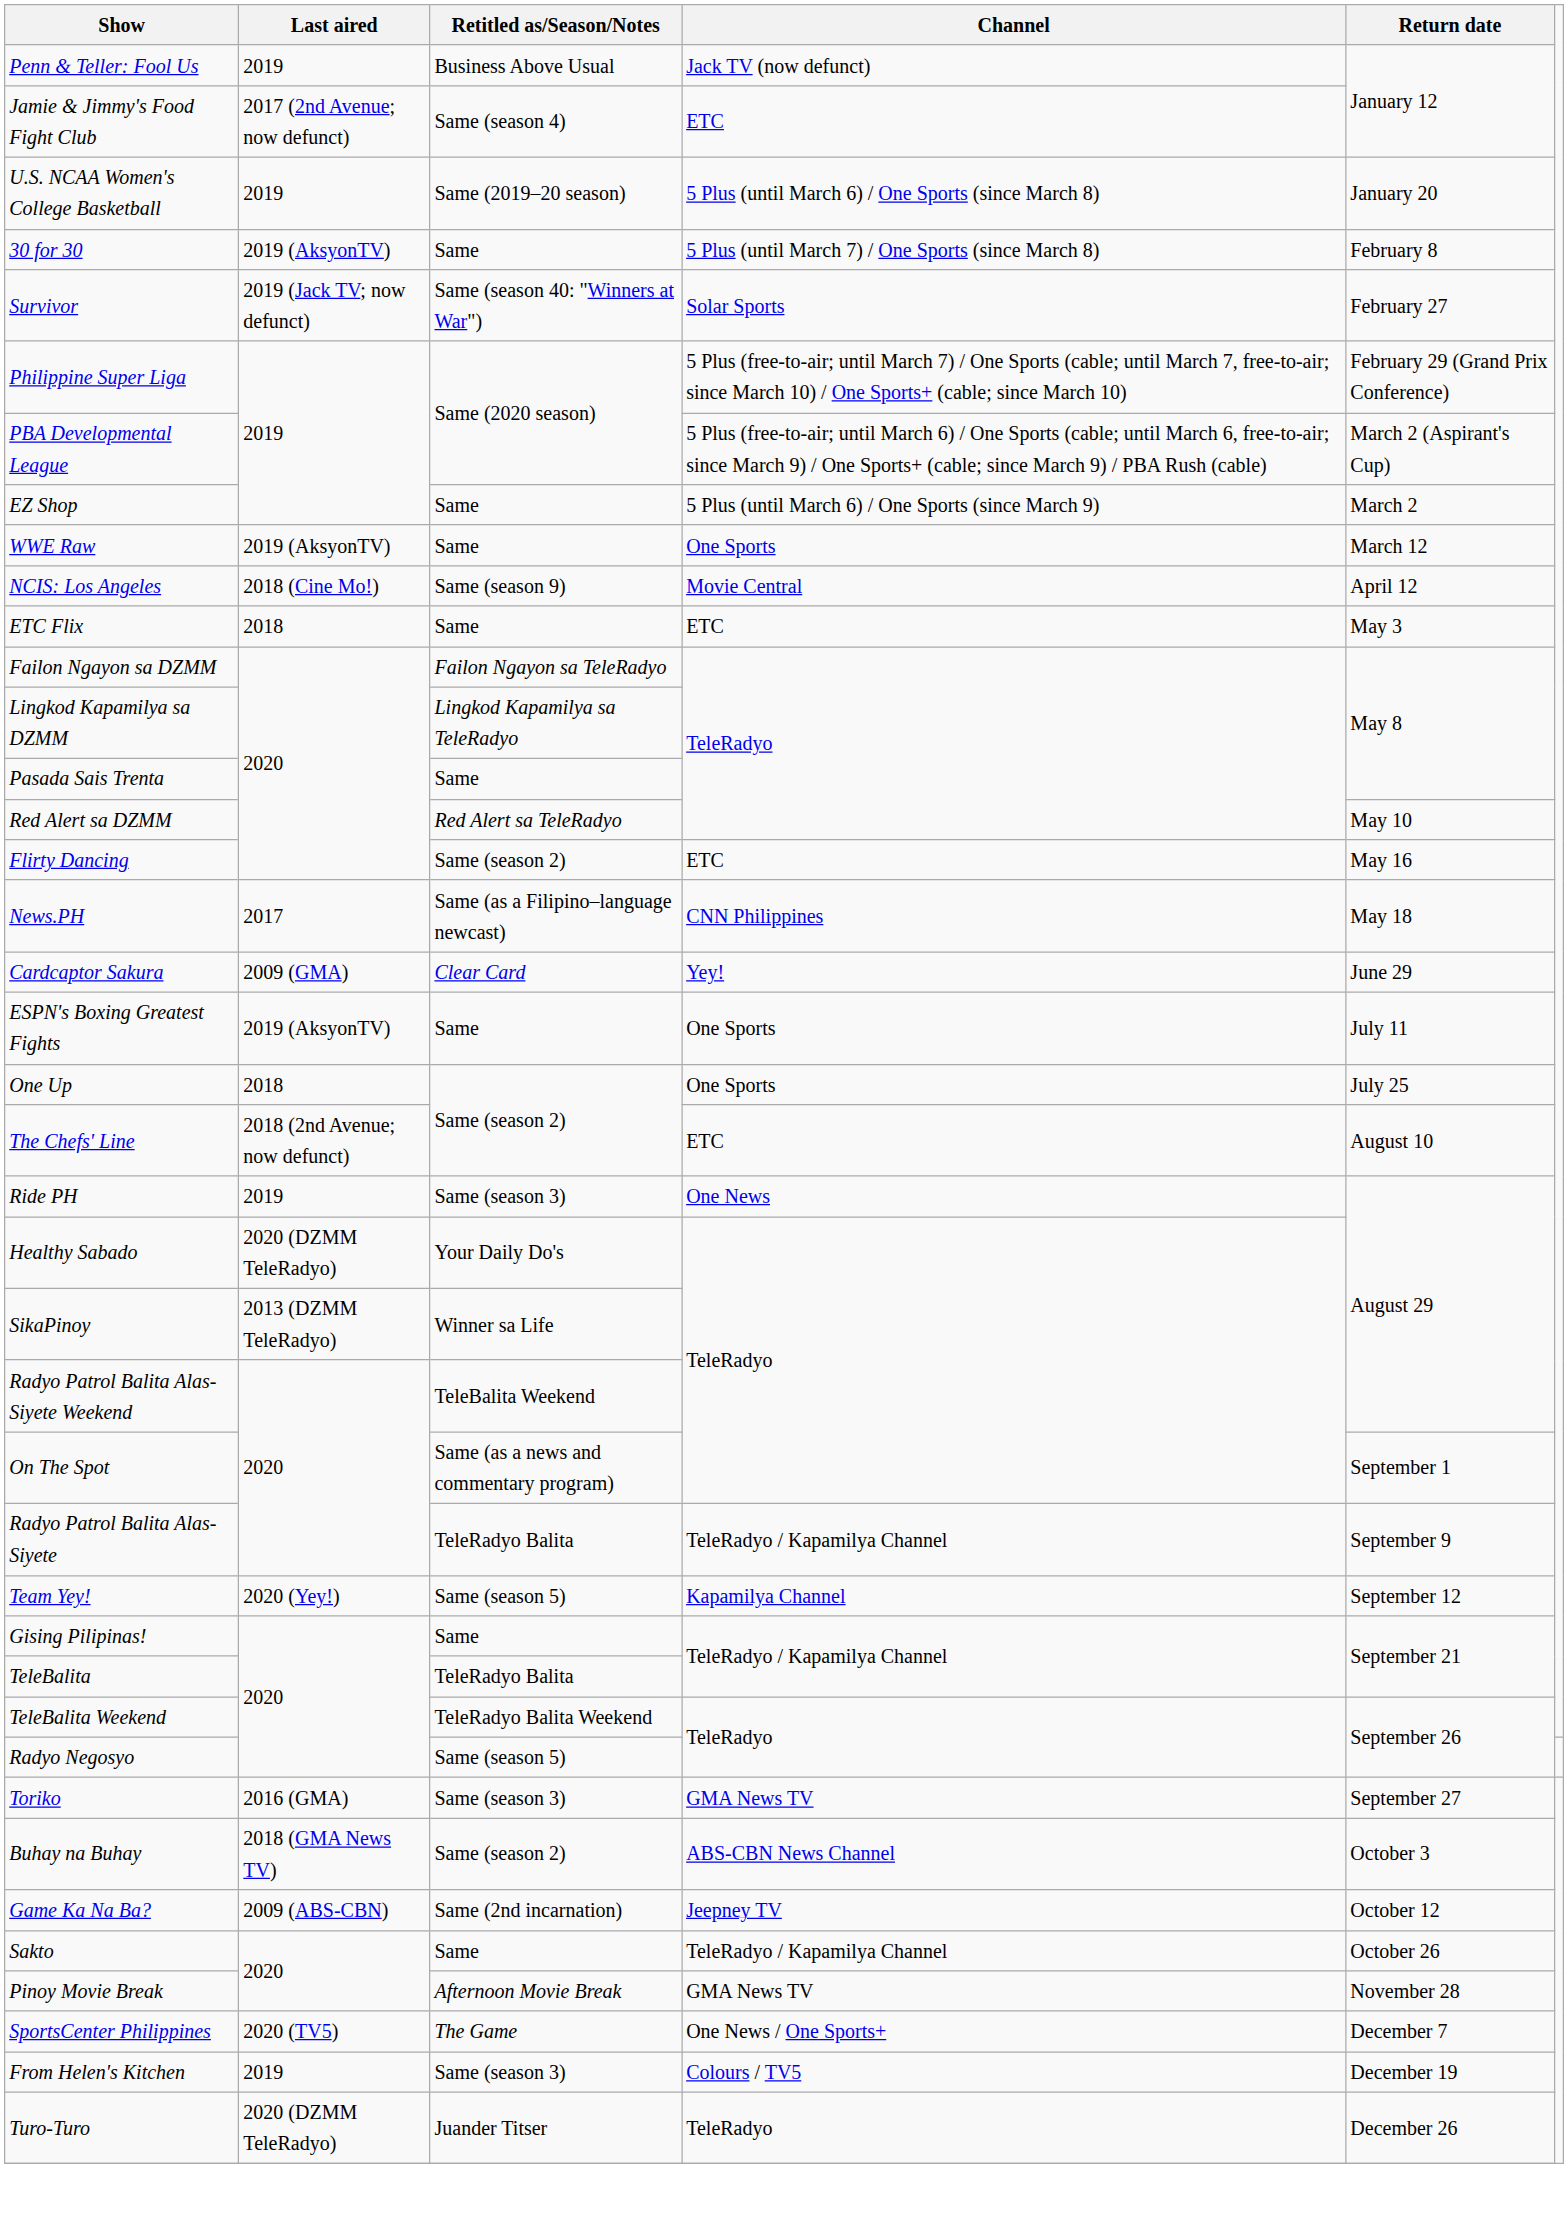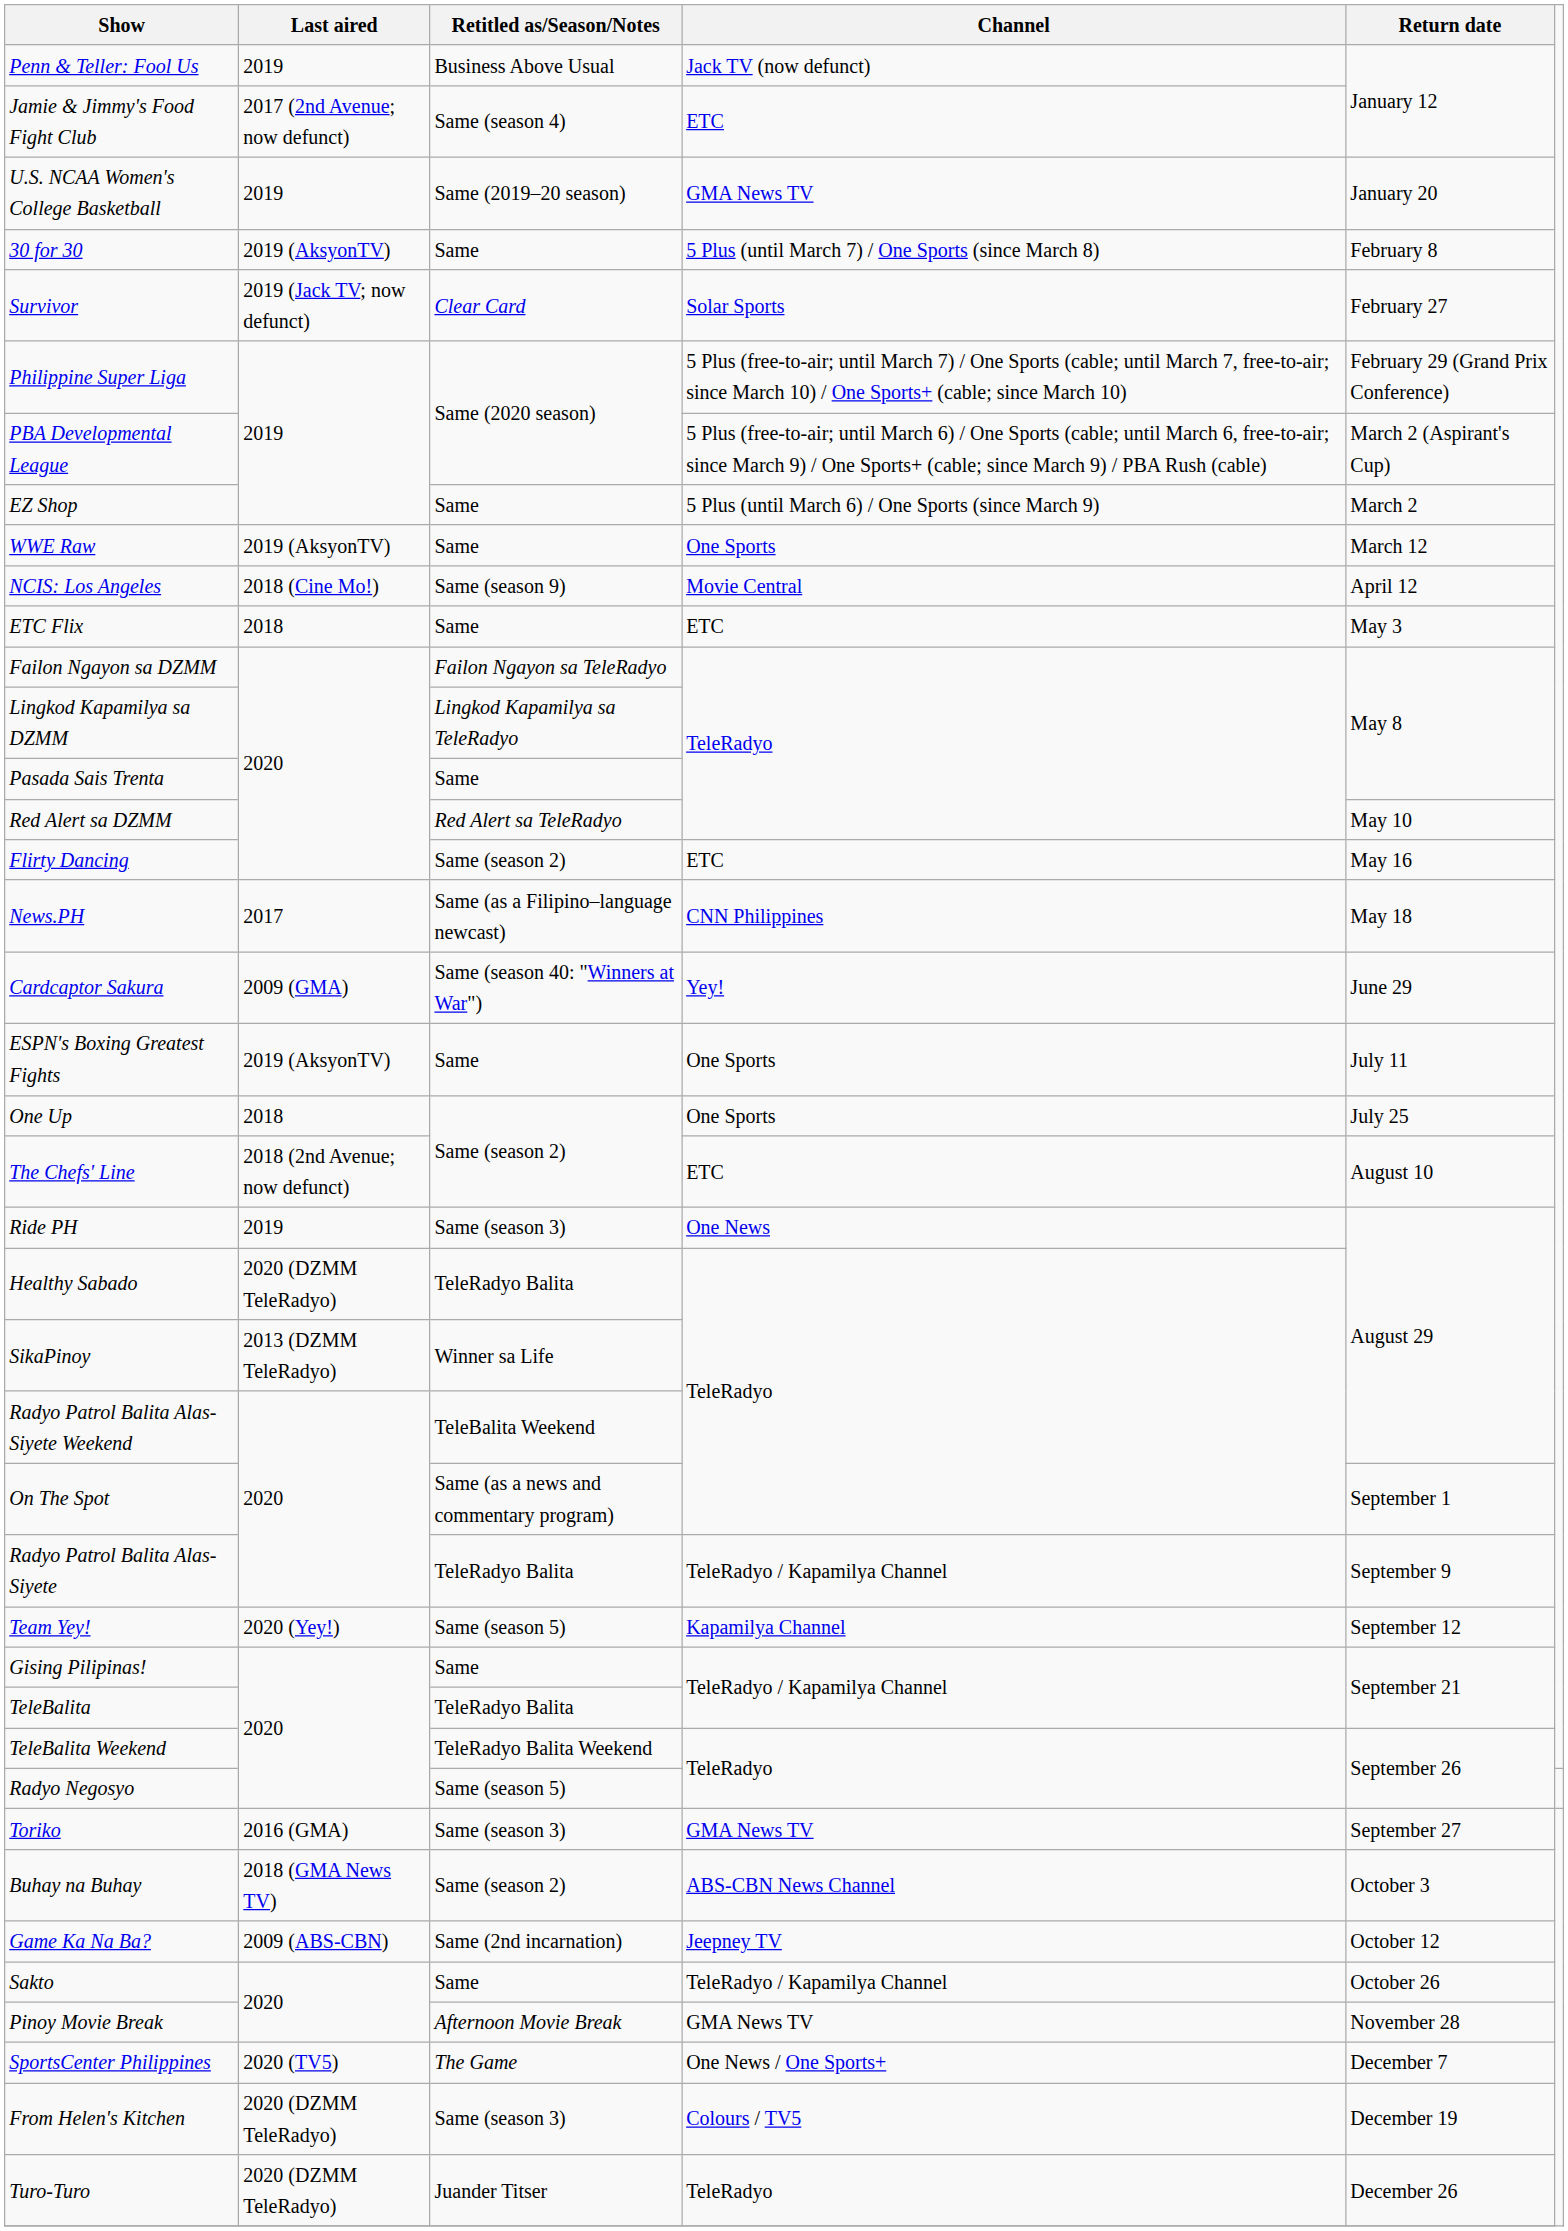(893, 193) 5 Plus (until March 6) / One Sports (since March 8) -> (750, 193) GMA News TV
(554, 305) Same (season 40: "Winners at War") -> (480, 305) Clear Card
(480, 972) Clear Card -> (554, 988) Same (season 40: "Winners at War")
(499, 1253) Your Daily Do's -> (504, 1284) TeleRadyo Balita
(263, 2072) 2019 -> (300, 2119) 2020 (DZMM TeleRadyo)
